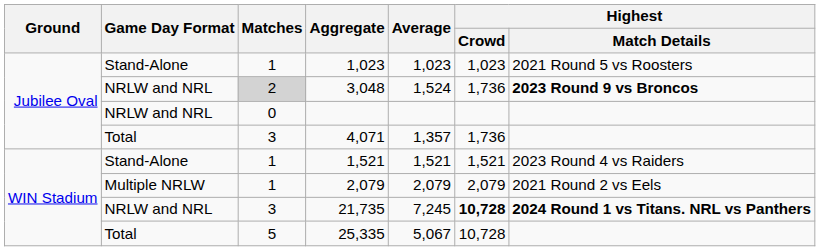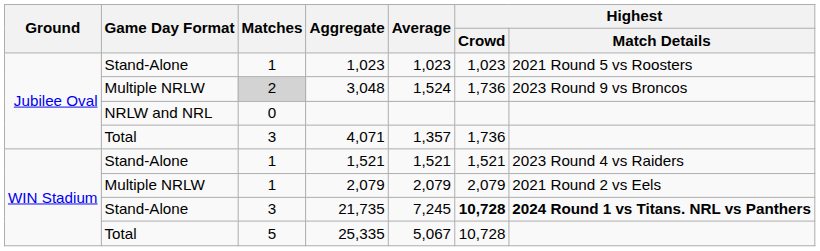(158, 88) NRLW and NRL -> (155, 88) Multiple NRLW
(605, 88) bold -> (600, 88) normal
(158, 209) NRLW and NRL -> (146, 209) Stand-Alone
